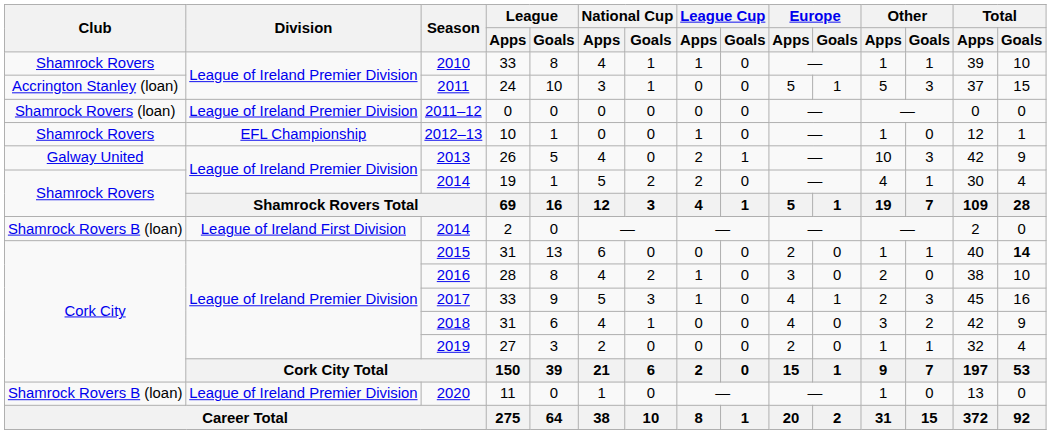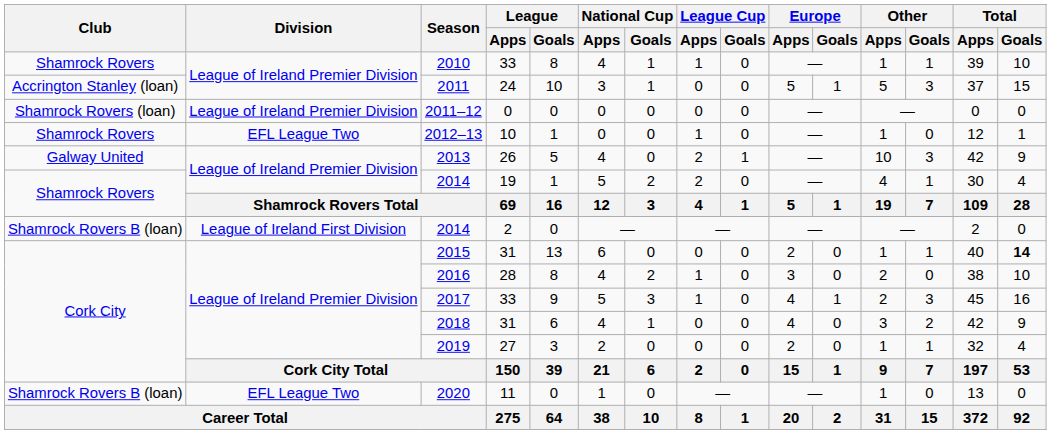(303, 134) EFL Championship -> (303, 134) EFL League Two
(303, 393) League of Ireland Premier Division -> (303, 393) EFL League Two
